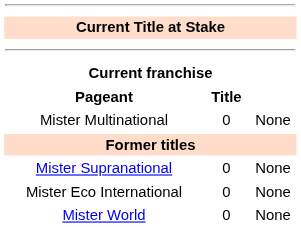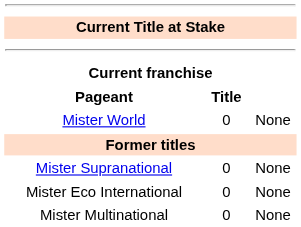rows swapped: (104, 216) <-> (104, 120)
